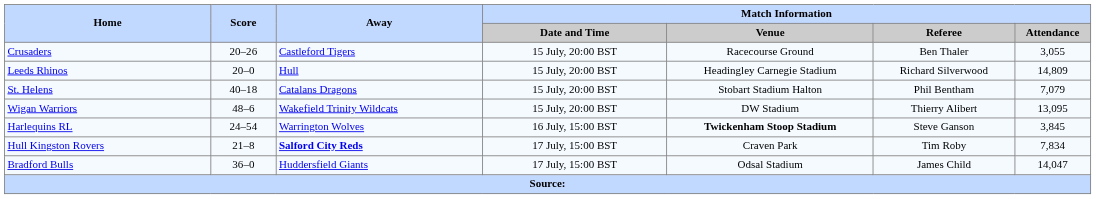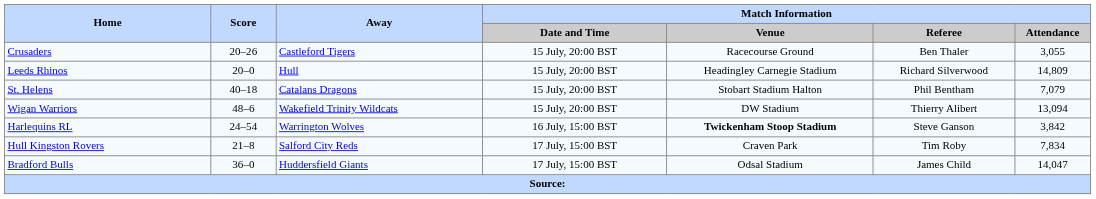(1053, 108) 13,095 -> (1053, 108) 13,094
(1053, 127) 3,845 -> (1053, 127) 3,842
(321, 146) bold -> (318, 146) normal
